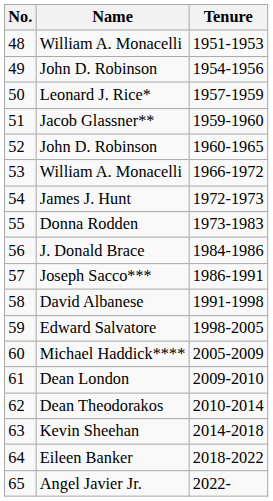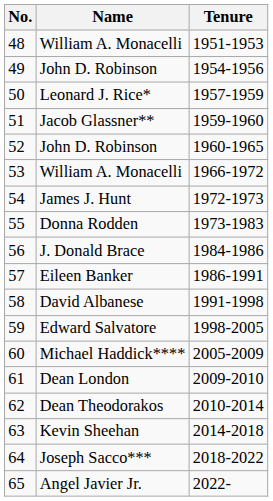(96, 276) Joseph Sacco*** -> (86, 276) Eileen Banker
(86, 457) Eileen Banker -> (96, 457) Joseph Sacco***
